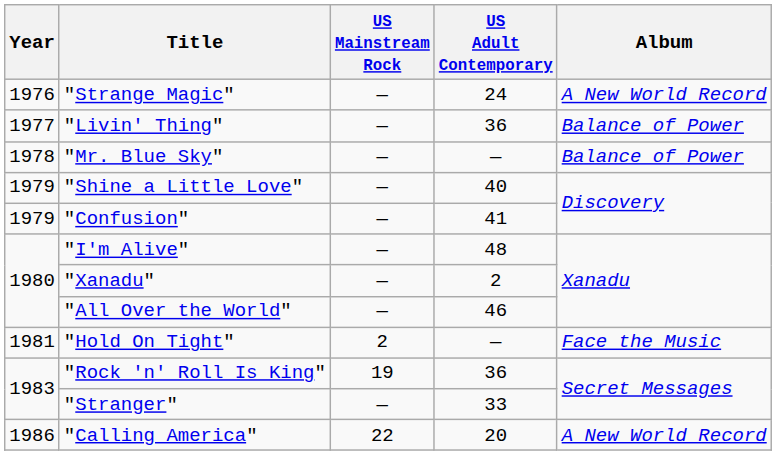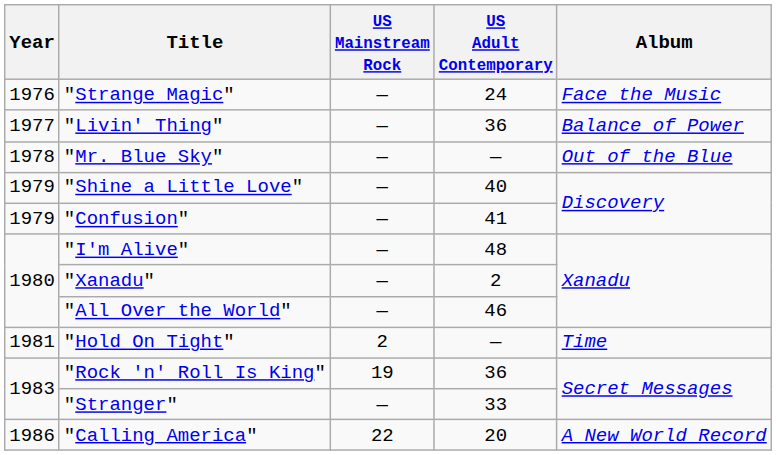(664, 95) A New World Record -> (641, 95) Face the Music
(653, 157) Balance of Power -> (647, 157) Out of the Blue
(641, 342) Face the Music -> (584, 342) Time
